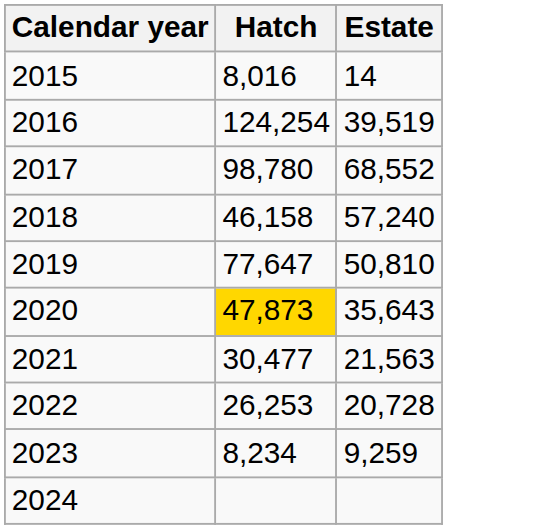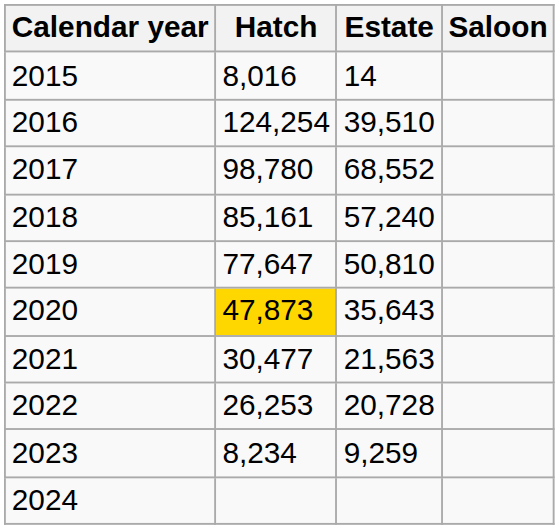+ column: (498, 28)
(389, 122) 39,519 -> (389, 122) 39,510
(268, 216) 46,158 -> (268, 216) 85,161
